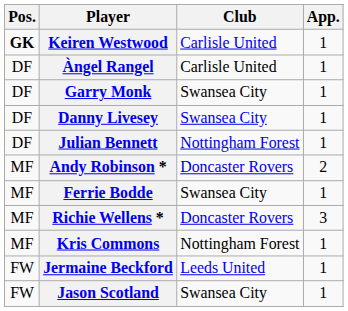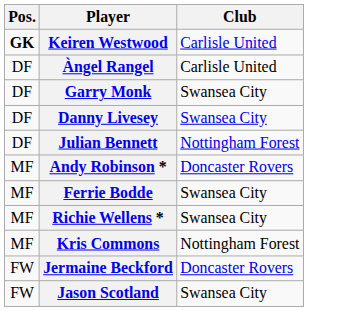- column: (323, 17)
(237, 218) Doncaster Rovers -> (224, 218) Swansea City
(223, 268) Leeds United -> (237, 268) Doncaster Rovers
